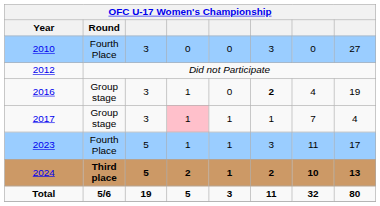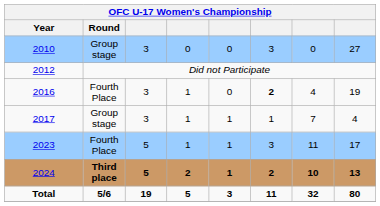(104, 49) Fourth Place -> (104, 49) Group stage
(104, 92) Group stage -> (104, 92) Fourth Place
(188, 118) pink background -> (188, 118) no background
